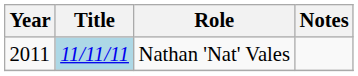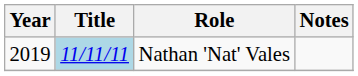(30, 53) 2011 -> (30, 53) 2019
